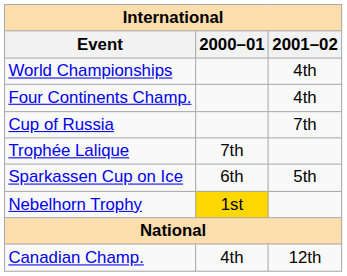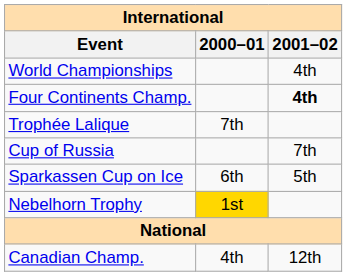(305, 97) normal -> (305, 97) bold
rows swapped: (61, 124) <-> (69, 151)
